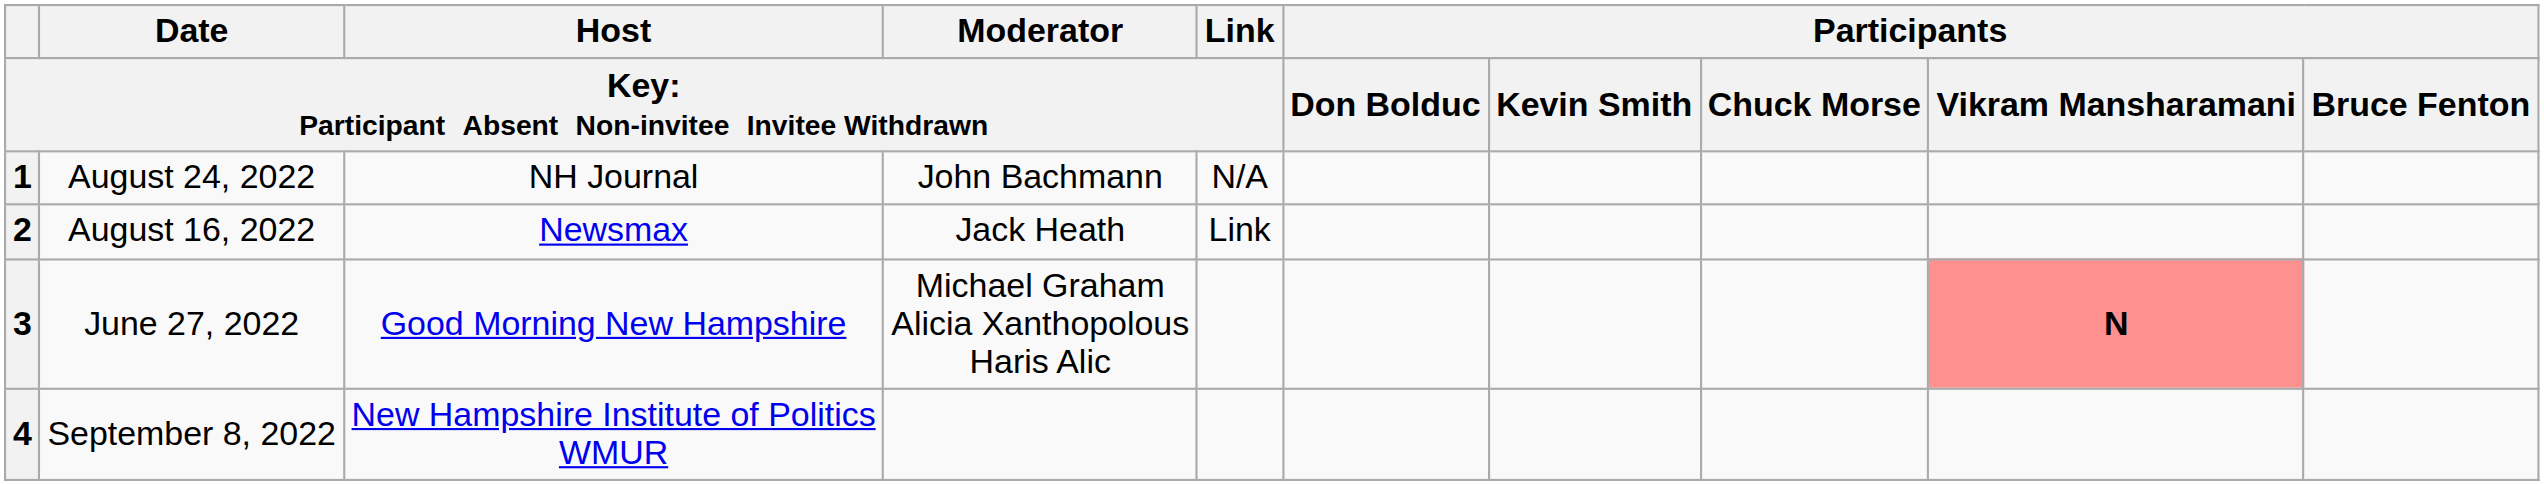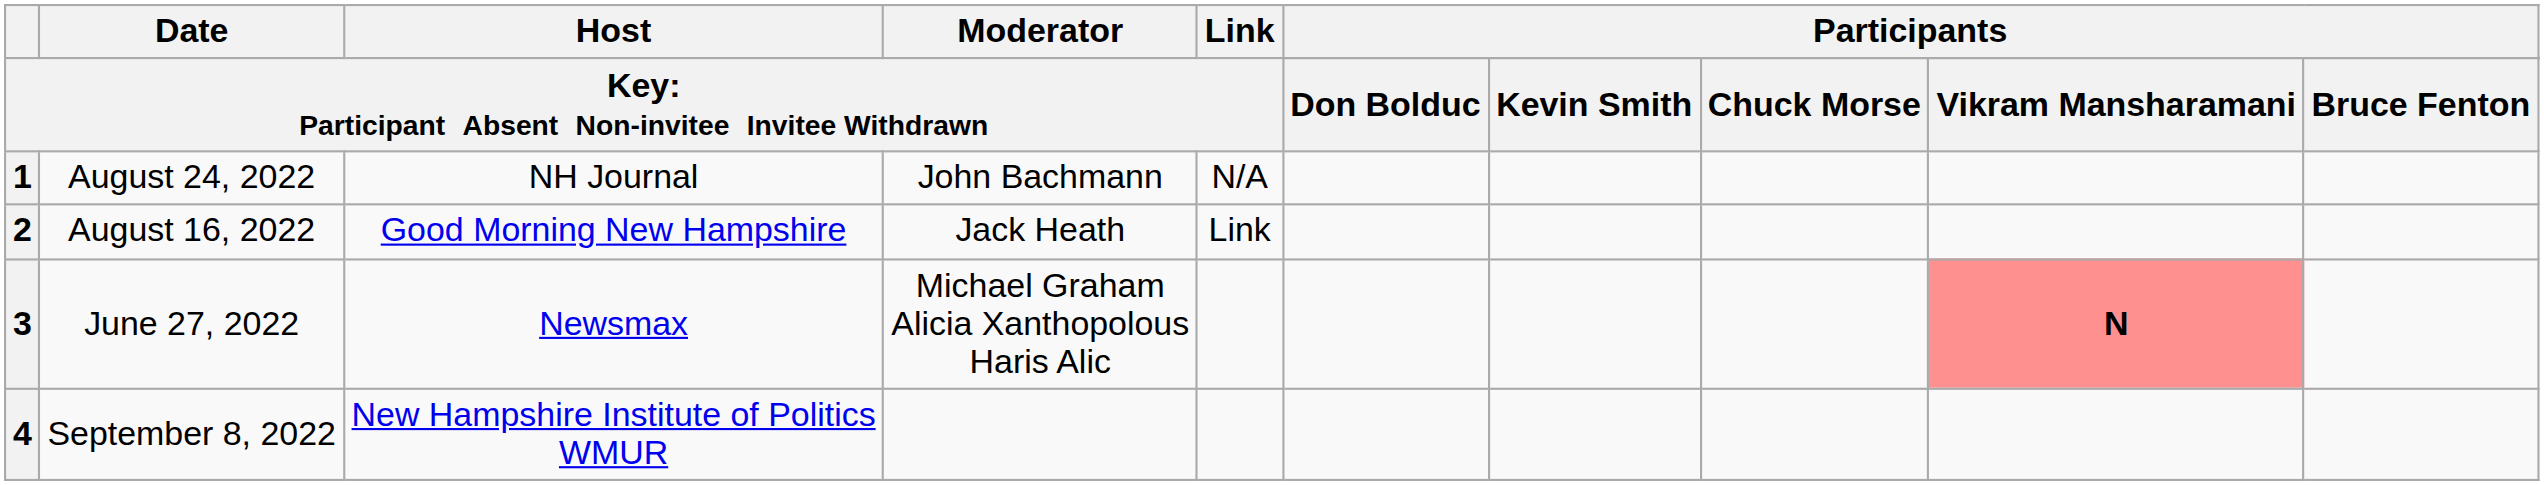(614, 230) Newsmax -> (614, 230) Good Morning New Hampshire
(614, 322) Good Morning New Hampshire -> (614, 322) Newsmax
